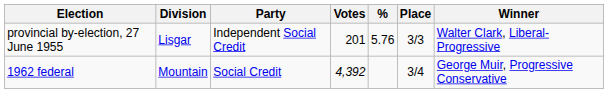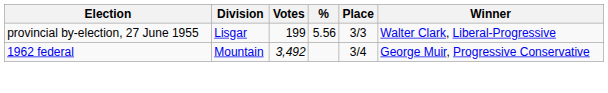- column: (271, 14)
(355, 39) 201 -> (296, 33) 199
(383, 39) 5.76 -> (324, 33) 5.56
(350, 72) 4,392 -> (291, 52) 3,492
